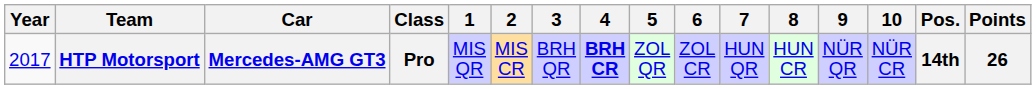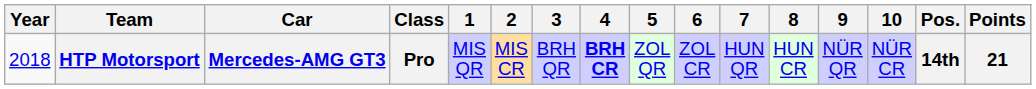(30, 59) 2017 -> (30, 59) 2018
(997, 59) 26 -> (997, 59) 21
